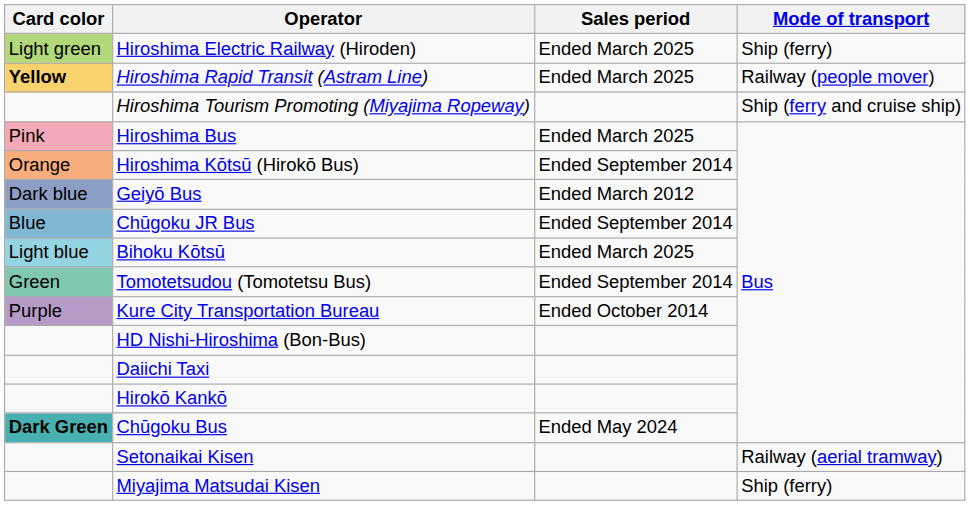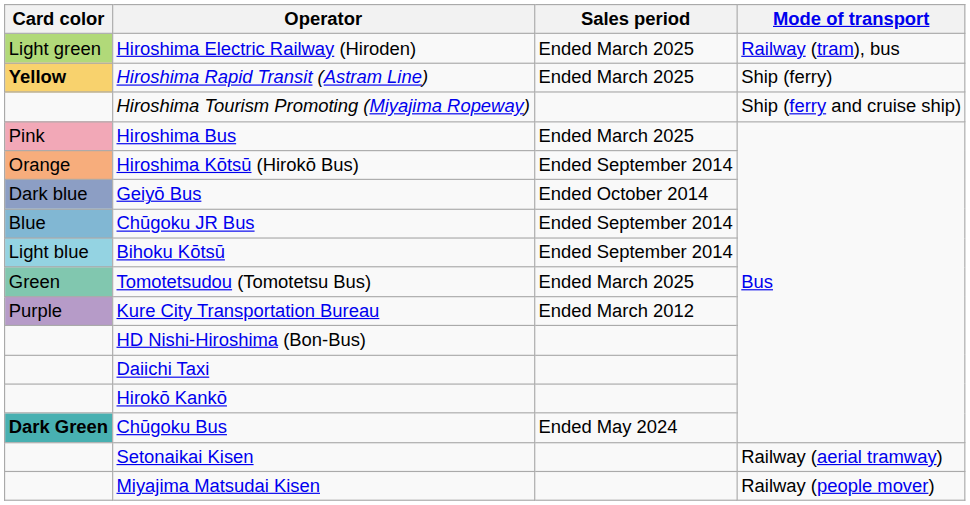(787, 48) Ship (ferry) -> (821, 48) Railway (tram), bus
(838, 77) Railway (people mover) -> (787, 77) Ship (ferry)
(616, 194) Ended March 2012 -> (623, 194) Ended October 2014
(616, 252) Ended March 2025 -> (636, 252) Ended September 2014
(636, 281) Ended September 2014 -> (616, 281) Ended March 2025
(623, 310) Ended October 2014 -> (616, 310) Ended March 2012
(787, 485) Ship (ferry) -> (838, 485) Railway (people mover)
